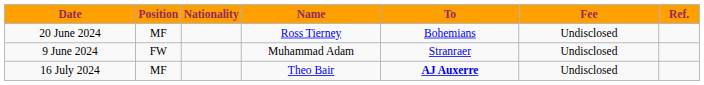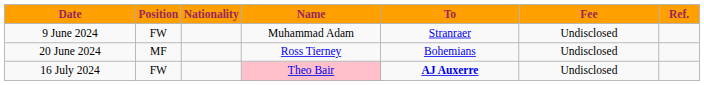rows swapped: (70, 52) <-> (70, 33)
(158, 71) MF -> (158, 71) FW
(311, 71) no background -> (311, 71) pink background
